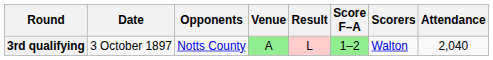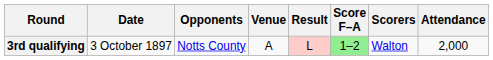(269, 45) lightgreen background -> (269, 45) no background
(453, 45) 2,040 -> (453, 45) 2,000
